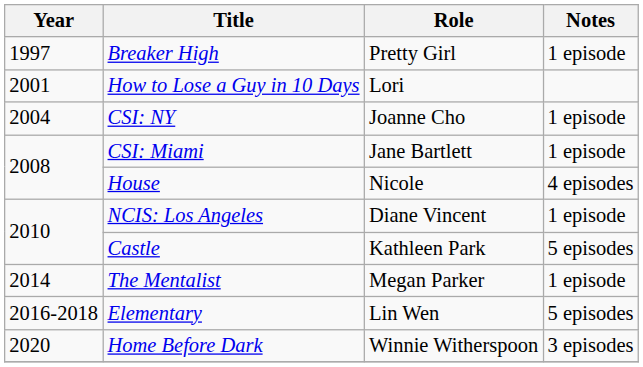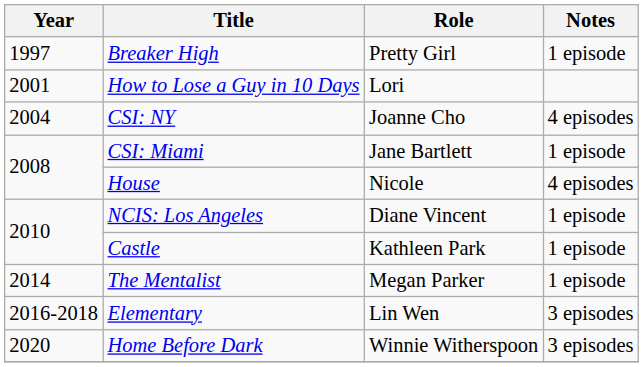(587, 118) 1 episode -> (591, 118) 4 episodes
(591, 248) 5 episodes -> (587, 248) 1 episode
(591, 313) 5 episodes -> (591, 313) 3 episodes
